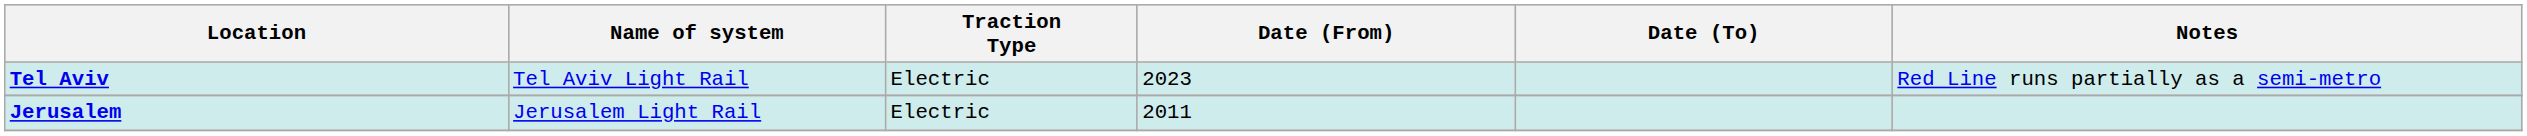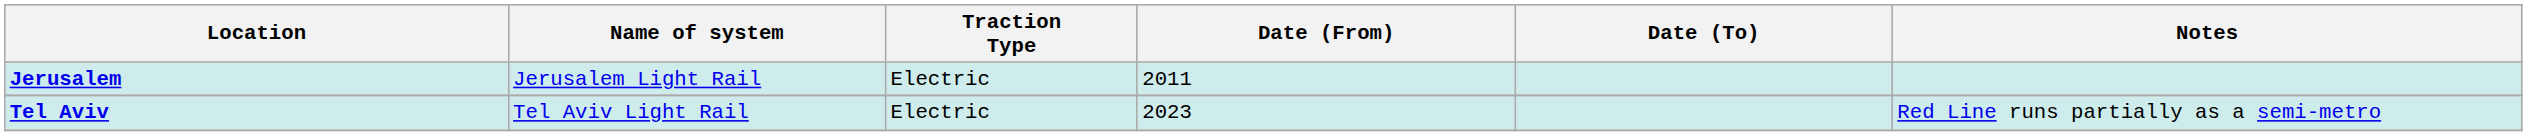rows swapped: (66, 113) <-> (59, 79)
